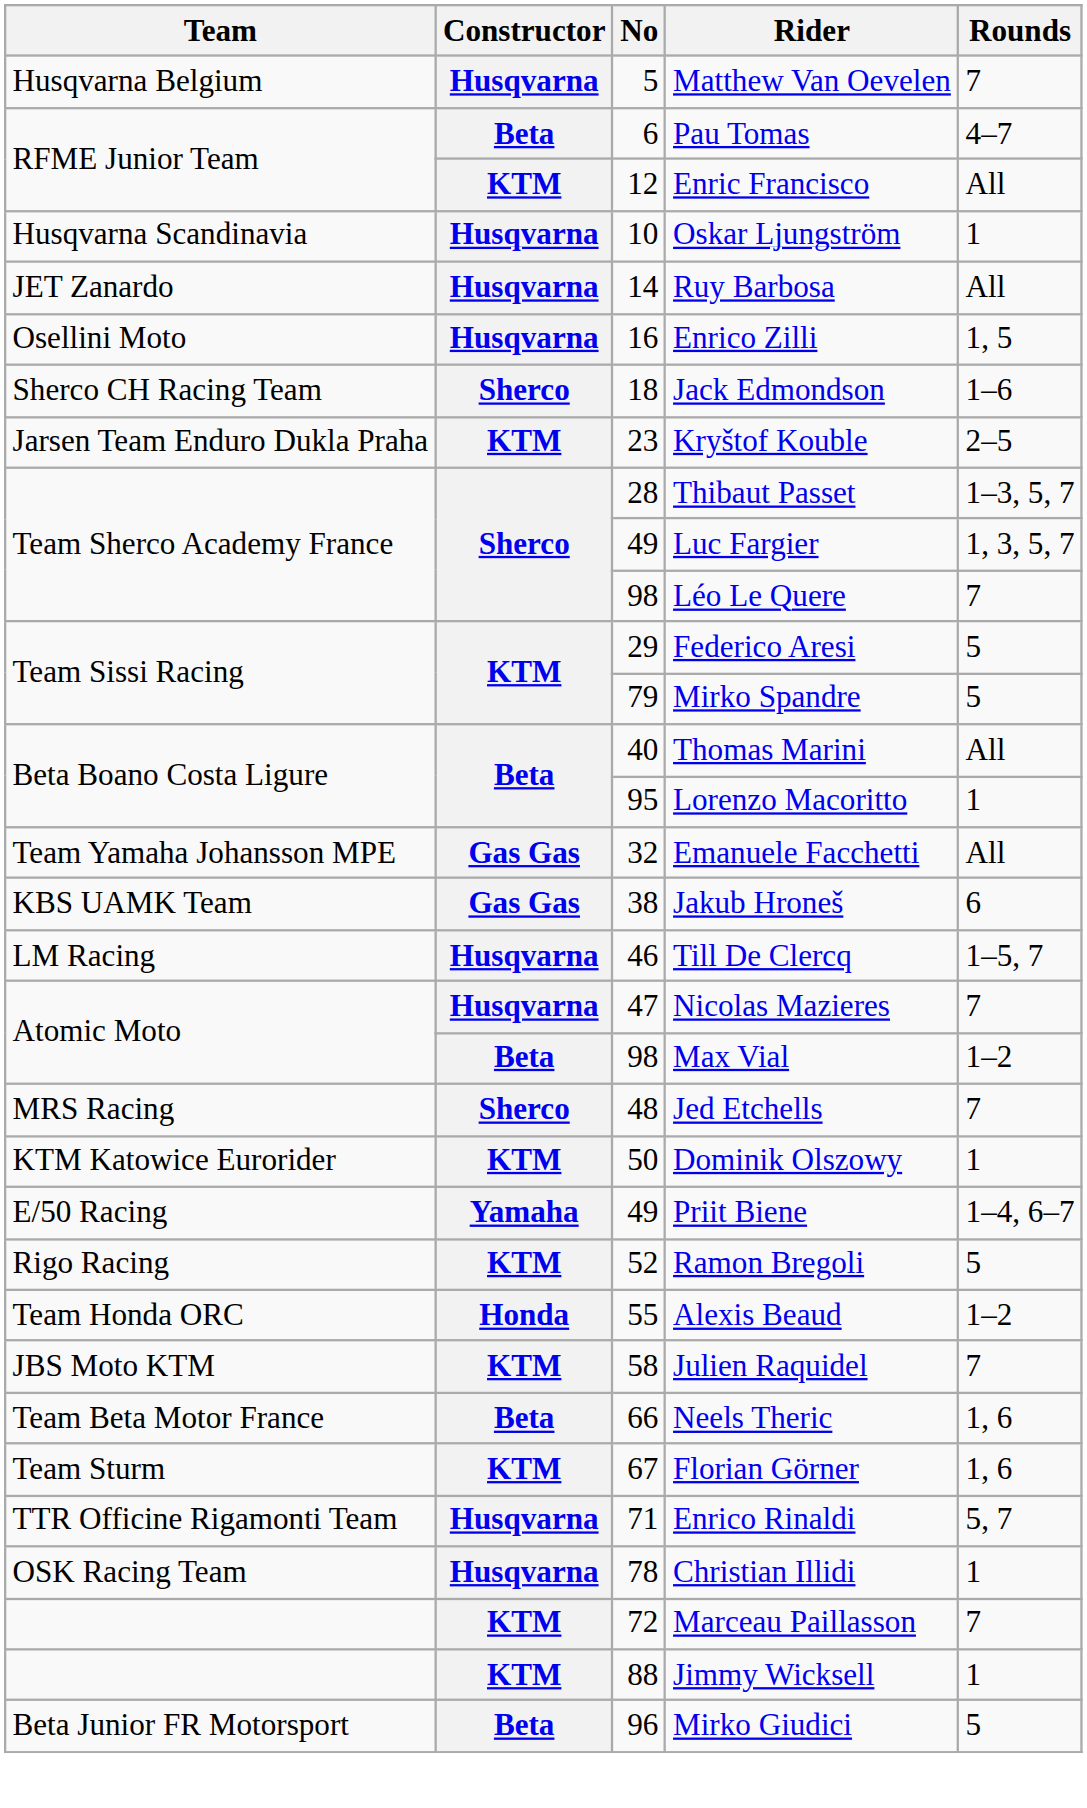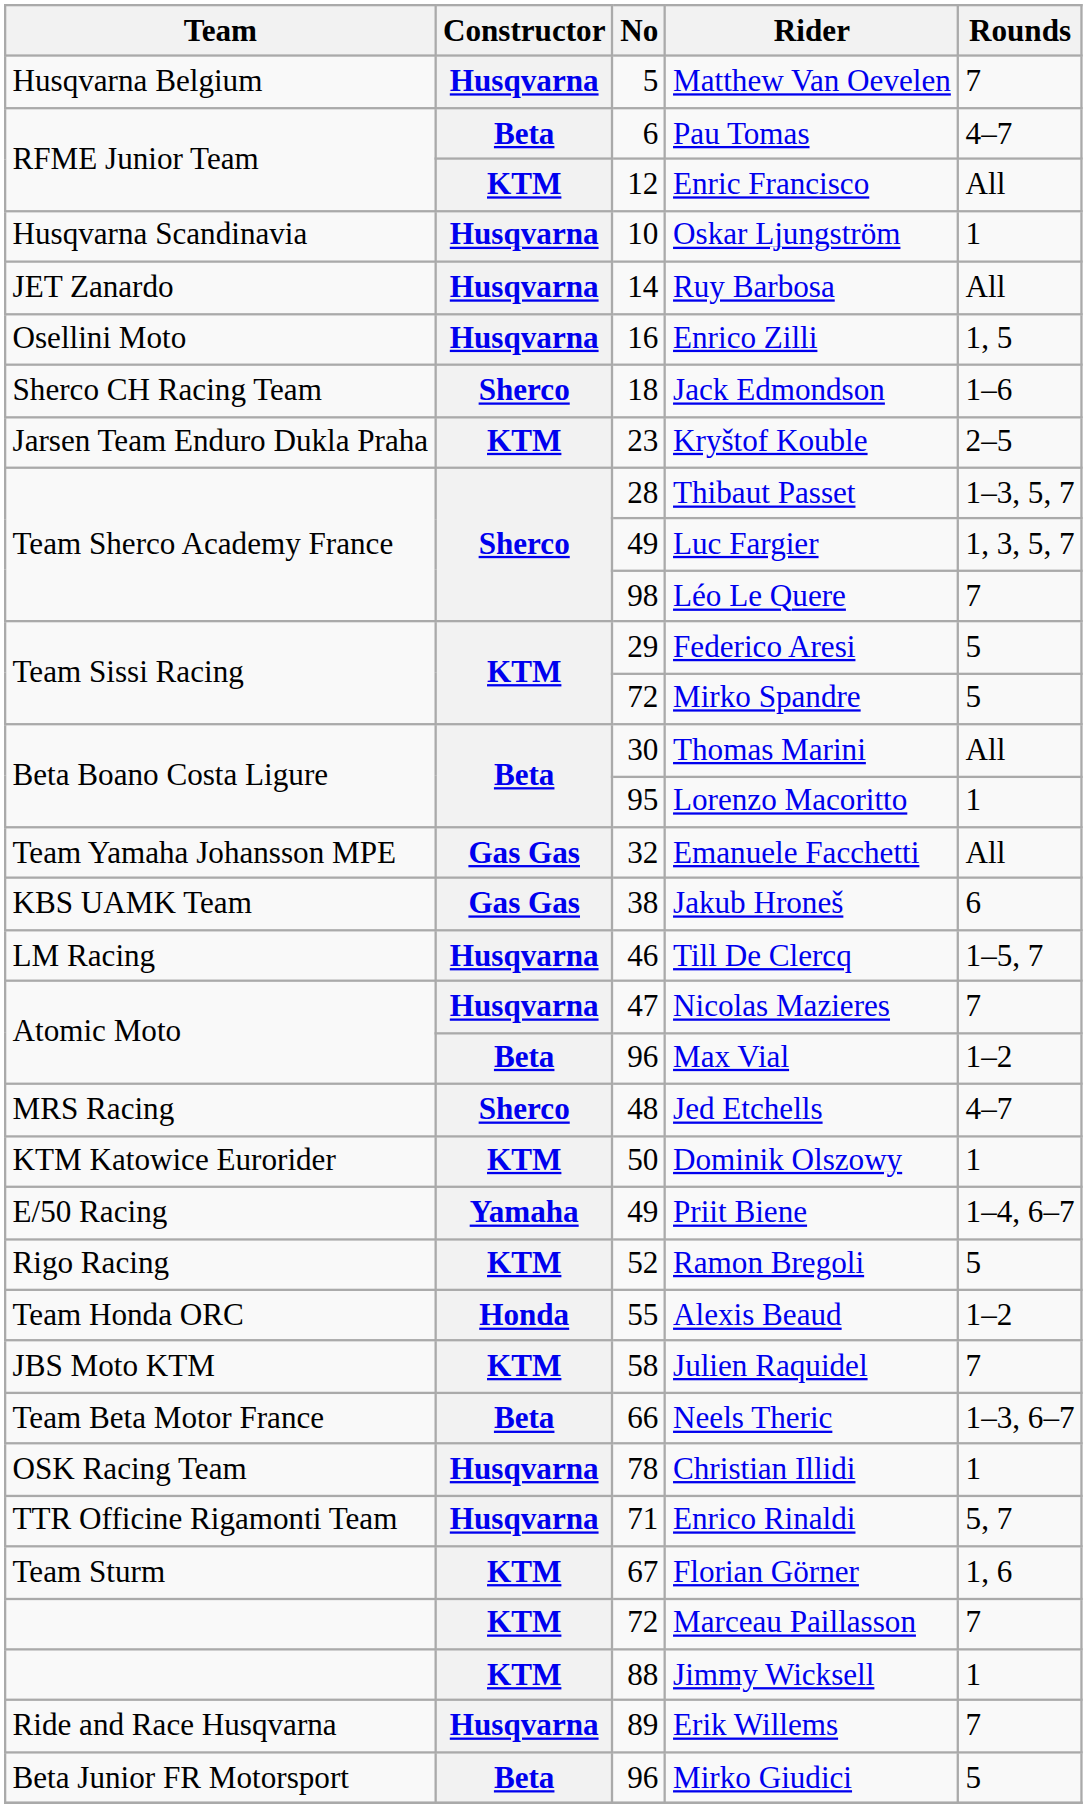(643, 697) 79 -> (643, 697) 72
(643, 749) 40 -> (643, 749) 30
(643, 1057) 98 -> (643, 1057) 96
(973, 1108) 7 -> (989, 1108) 4–7
(989, 1417) 1, 6 -> (1020, 1417) 1–3, 6–7
rows swapped: (766, 1468) <-> (764, 1571)
+ row: (756, 1725)
